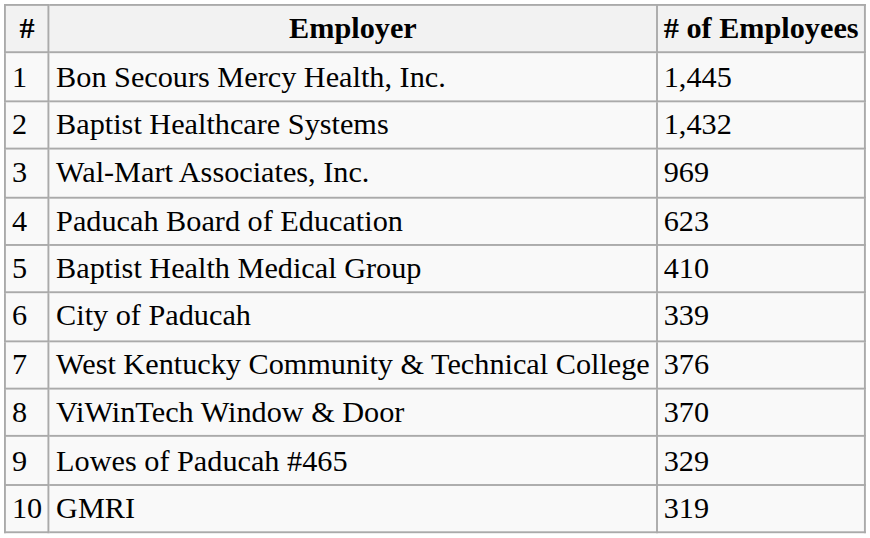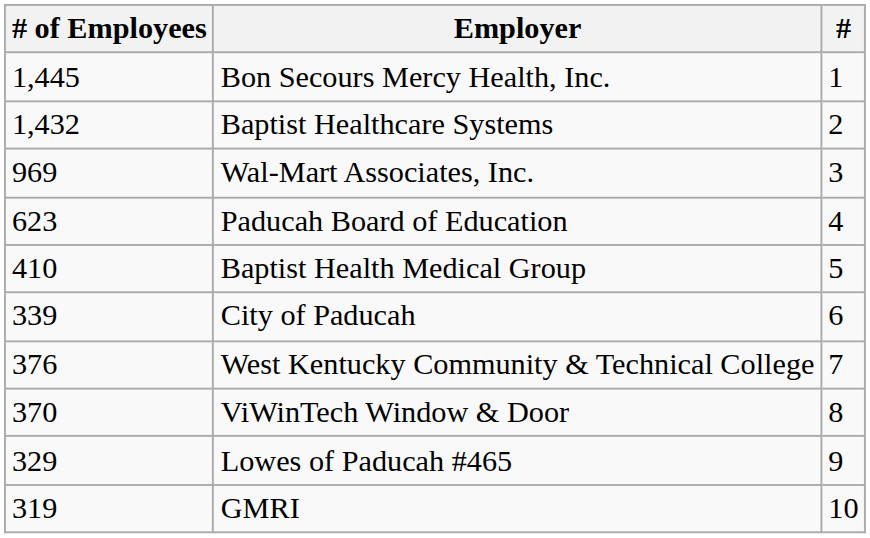columns swapped: (27, 28) <-> (761, 28)
